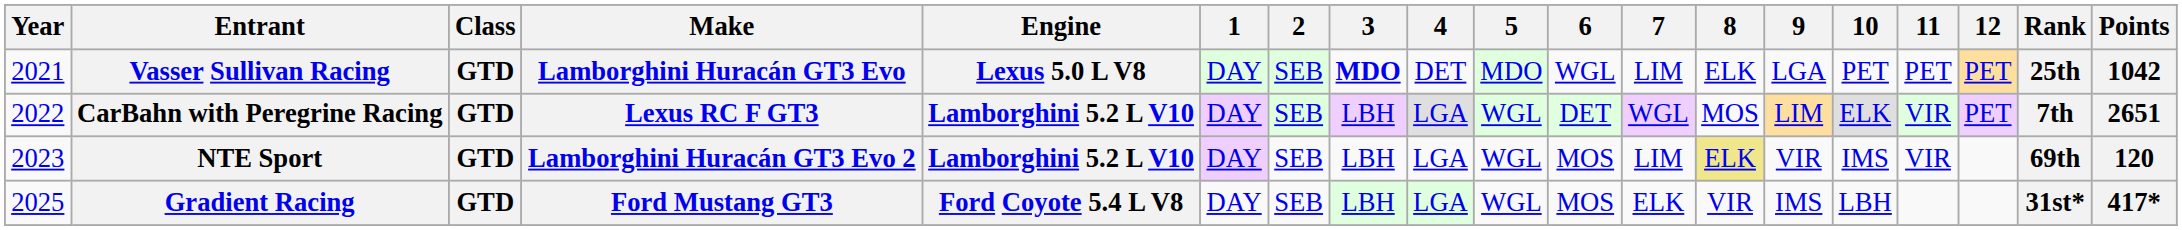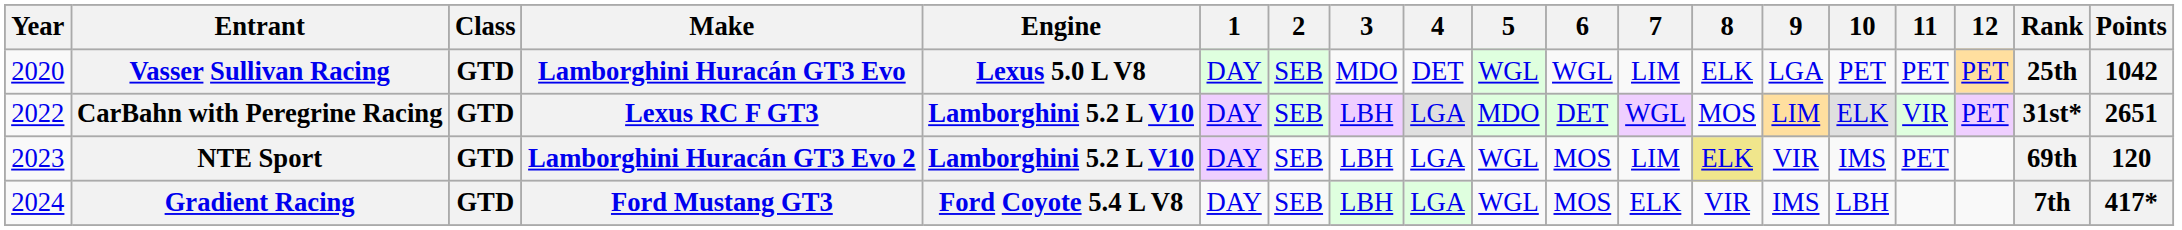(38, 70) 2021 -> (38, 70) 2020
(1368, 70) bold -> (1367, 70) normal
(1511, 70) MDO -> (1508, 70) WGL
(1511, 114) WGL -> (1508, 114) MDO
(2055, 114) 7th -> (2052, 114) 31st*
(1928, 158) VIR -> (1925, 158) PET
(38, 202) 2025 -> (38, 202) 2024
(2055, 202) 31st* -> (2052, 202) 7th
